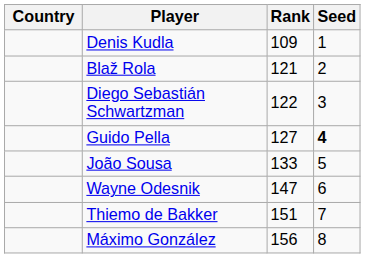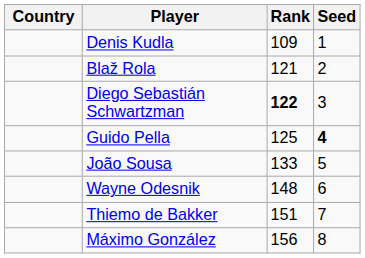(284, 103) normal -> (284, 103) bold
(284, 138) 127 -> (284, 138) 125
(284, 189) 147 -> (284, 189) 148
